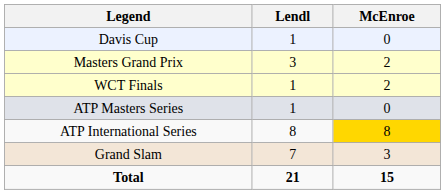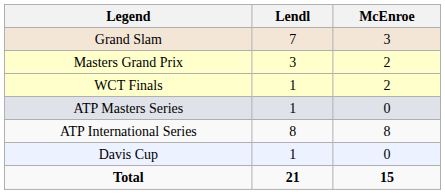rows swapped: (128, 154) <-> (128, 39)
(387, 131) gold background -> (387, 131) no background
